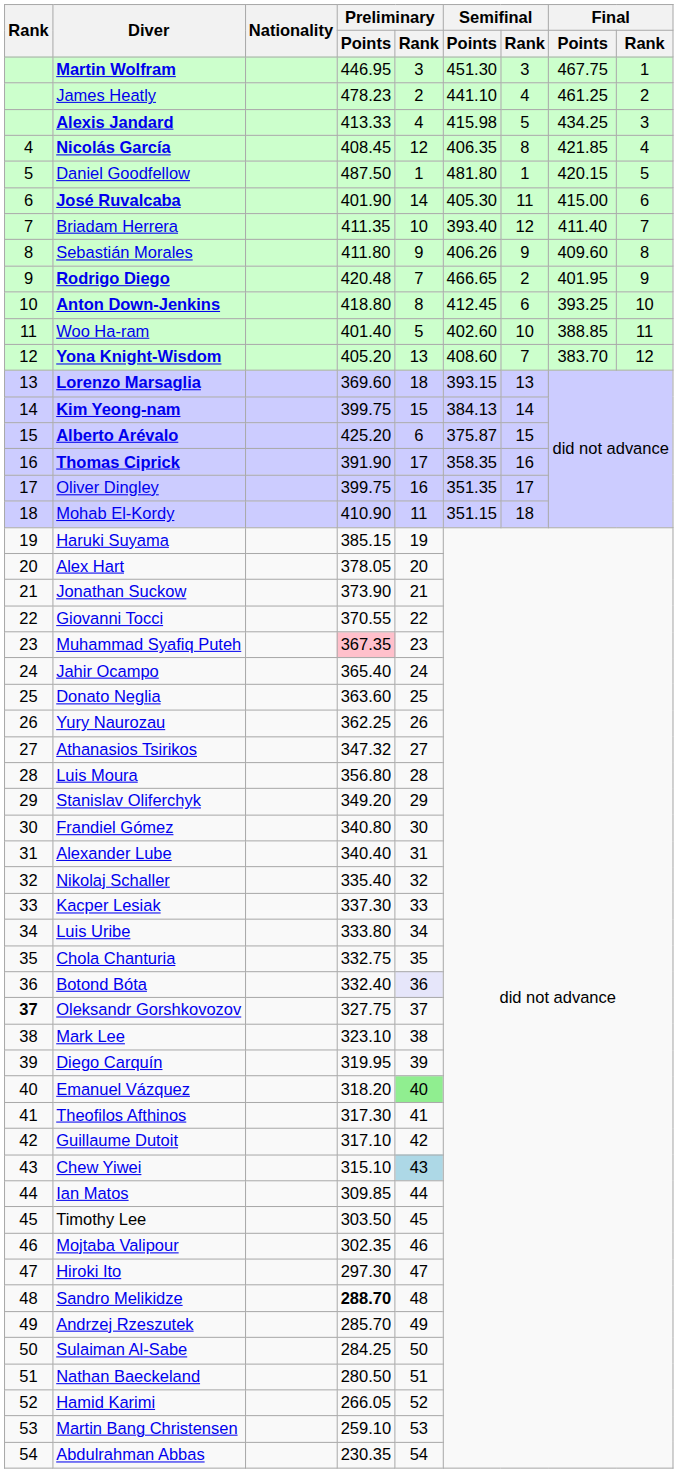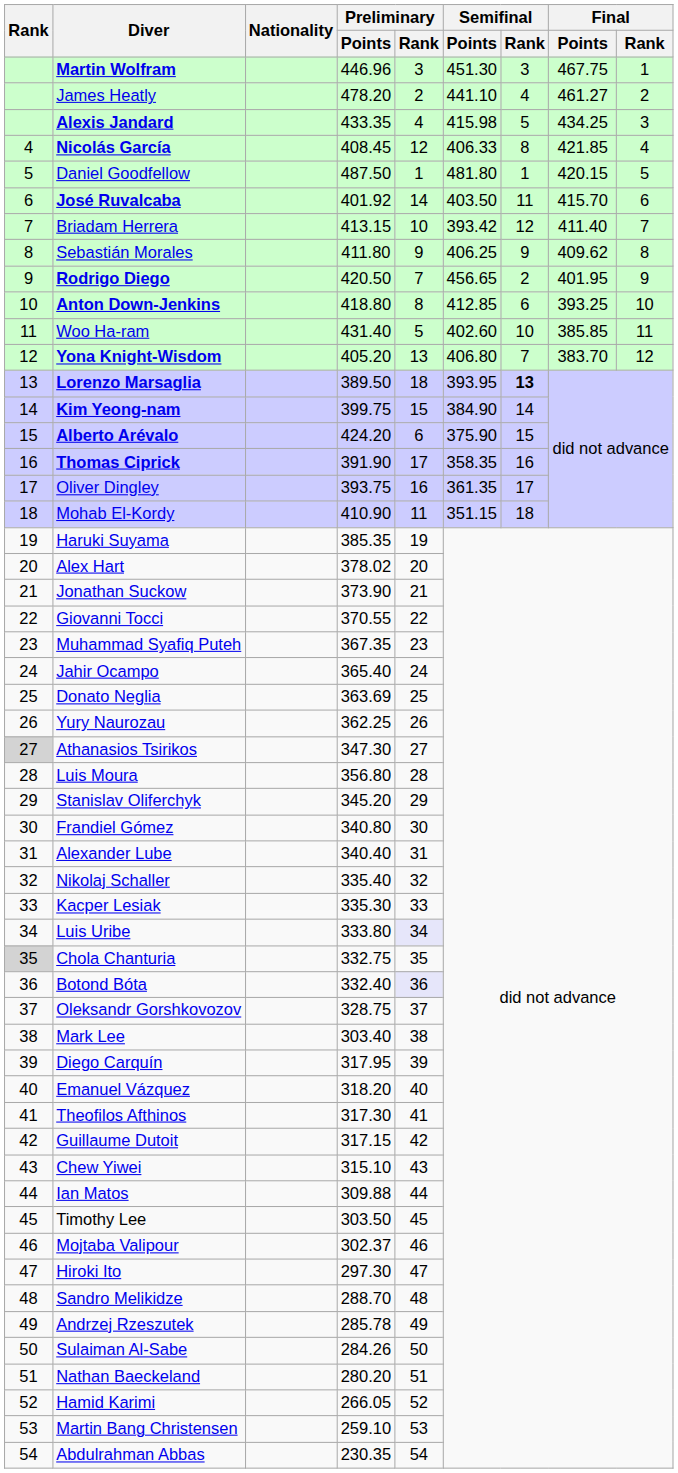(366, 69) 446.95 -> (366, 69) 446.96
(366, 95) 478.23 -> (366, 95) 478.20
(583, 95) 461.25 -> (583, 95) 461.27
(366, 122) 413.33 -> (366, 122) 433.35
(472, 148) 406.35 -> (472, 148) 406.33
(366, 200) 401.90 -> (366, 200) 401.92
(472, 200) 405.30 -> (472, 200) 403.50
(583, 200) 415.00 -> (583, 200) 415.70
(366, 226) 411.35 -> (366, 226) 413.15
(472, 226) 393.40 -> (472, 226) 393.42
(472, 252) 406.26 -> (472, 252) 406.25
(583, 252) 409.60 -> (583, 252) 409.62
(366, 278) 420.48 -> (366, 278) 420.50
(472, 278) 466.65 -> (472, 278) 456.65
(472, 305) 412.45 -> (472, 305) 412.85
(366, 331) 401.40 -> (366, 331) 431.40
(583, 331) 388.85 -> (583, 331) 385.85
(472, 357) 408.60 -> (472, 357) 406.80
(366, 383) 369.60 -> (366, 383) 389.50
(472, 383) 393.15 -> (472, 383) 393.95
(525, 383) normal -> (525, 383) bold
(472, 409) 384.13 -> (472, 409) 384.90
(366, 435) 425.20 -> (366, 435) 424.20
(472, 435) 375.87 -> (472, 435) 375.90
(366, 488) 399.75 -> (366, 488) 393.75
(472, 488) 351.35 -> (472, 488) 361.35
(366, 540) 385.15 -> (366, 540) 385.35
(366, 566) 378.05 -> (366, 566) 378.02
(366, 644) pink background -> (366, 644) no background
(366, 697) 363.60 -> (366, 697) 363.69
(28, 749) no background -> (28, 749) lightgrey background
(366, 749) 347.32 -> (366, 749) 347.30
(366, 801) 349.20 -> (366, 801) 345.20
(366, 906) 337.30 -> (366, 906) 335.30
(419, 932) no background -> (419, 932) lavender background
(28, 958) no background -> (28, 958) lightgrey background
(28, 1010) bold -> (28, 1010) normal
(366, 1010) 327.75 -> (366, 1010) 328.75
(366, 1036) 323.10 -> (366, 1036) 303.40
(366, 1063) 319.95 -> (366, 1063) 317.95
(419, 1089) lightgreen background -> (419, 1089) no background
(366, 1141) 317.10 -> (366, 1141) 317.15
(419, 1167) lightblue background -> (419, 1167) no background
(366, 1193) 309.85 -> (366, 1193) 309.88
(366, 1245) 302.35 -> (366, 1245) 302.37
(366, 1298) bold -> (366, 1298) normal
(366, 1324) 285.70 -> (366, 1324) 285.78
(366, 1350) 284.25 -> (366, 1350) 284.26
(366, 1376) 280.50 -> (366, 1376) 280.20
